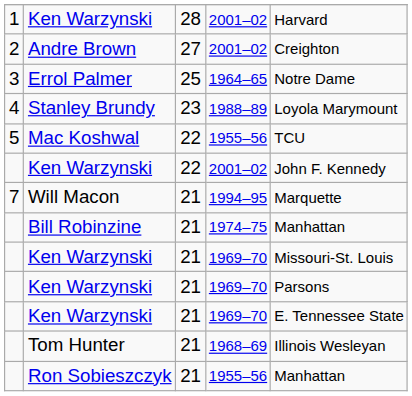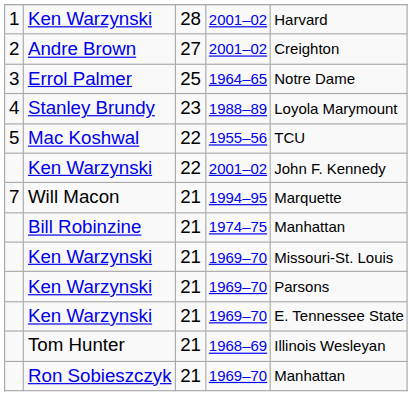(238, 376) 1955–56 -> (238, 376) 1969–70
